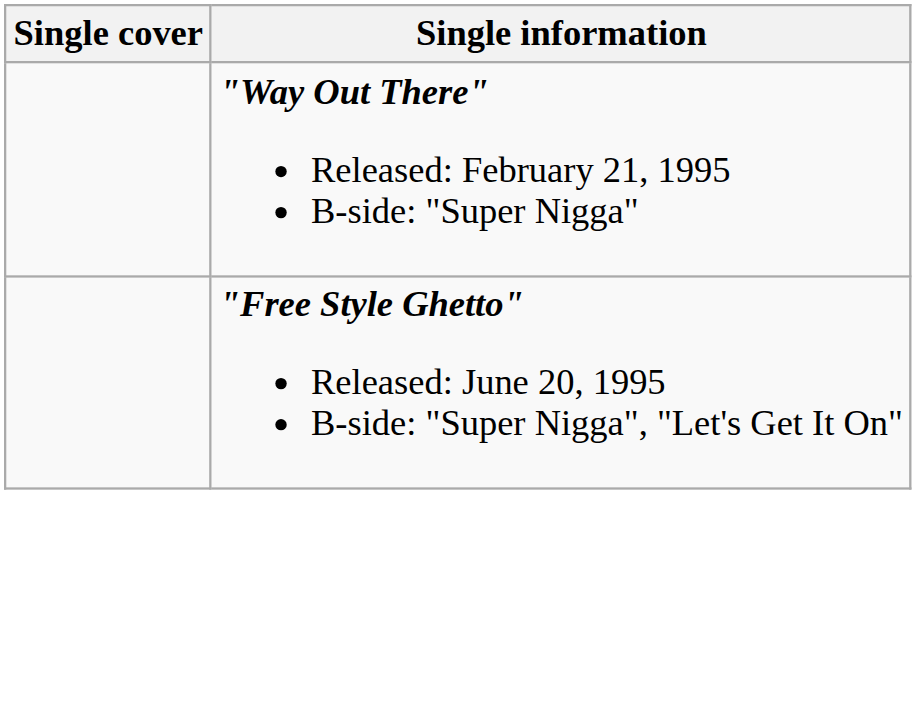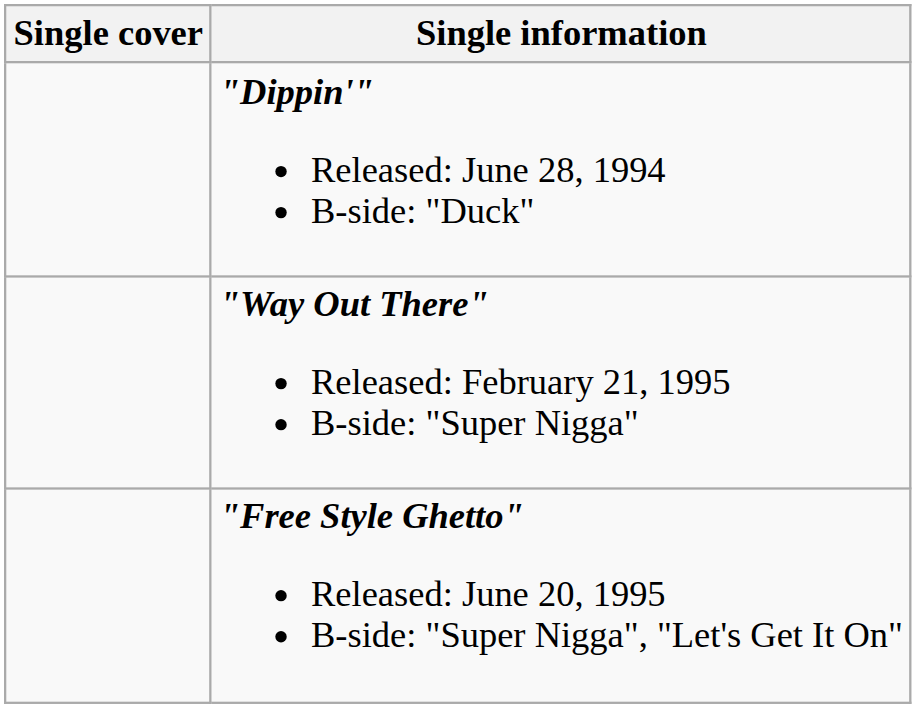+ row: (561, 151)
